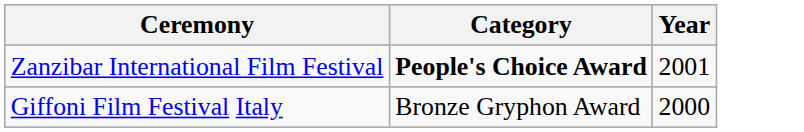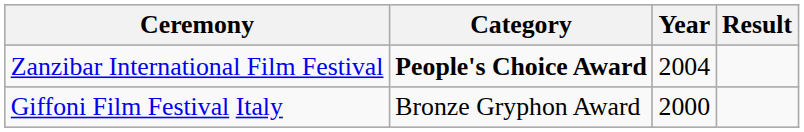+ column: (757, 24)
(684, 65) 2001 -> (684, 65) 2004
